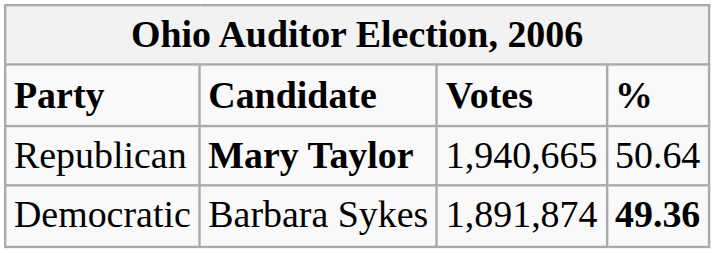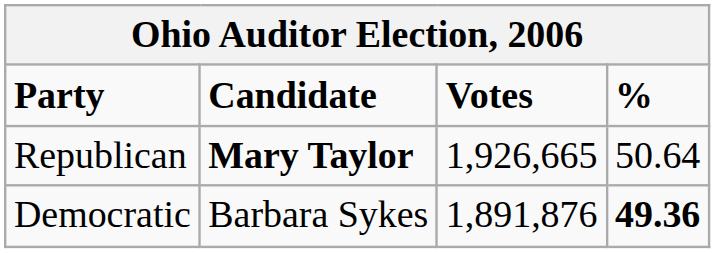(522, 154) 1,940,665 -> (522, 154) 1,926,665
(522, 214) 1,891,874 -> (522, 214) 1,891,876
